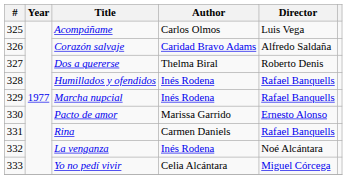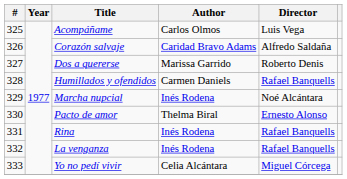(189, 64) Thelma Biral -> (196, 64) Marissa Garrido
(188, 81) Inés Rodena -> (196, 81) Carmen Daniels
(298, 98) Rafael Banquells -> (292, 98) Noé Alcántara
(196, 115) Marissa Garrido -> (189, 115) Thelma Biral
(196, 132) Carmen Daniels -> (188, 132) Inés Rodena
(292, 149) Noé Alcántara -> (298, 149) Rafael Banquells
